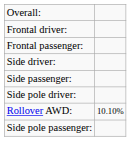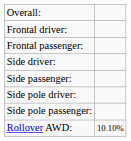rows swapped: (49, 128) <-> (39, 111)
